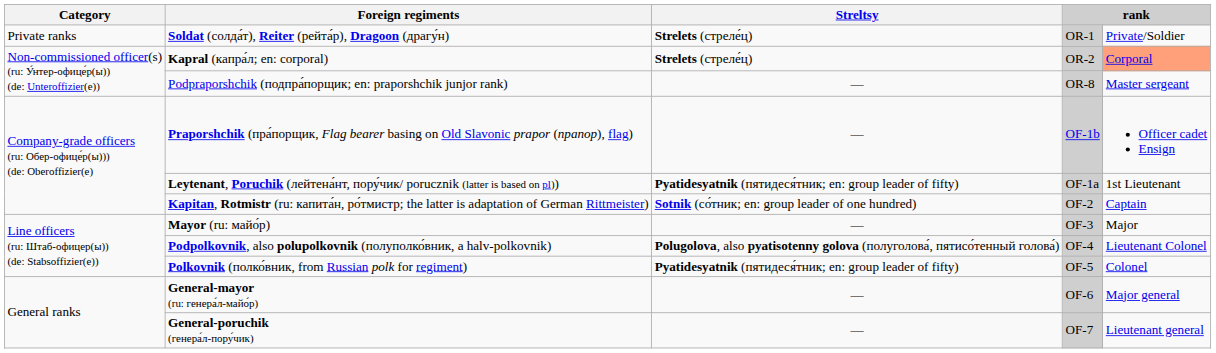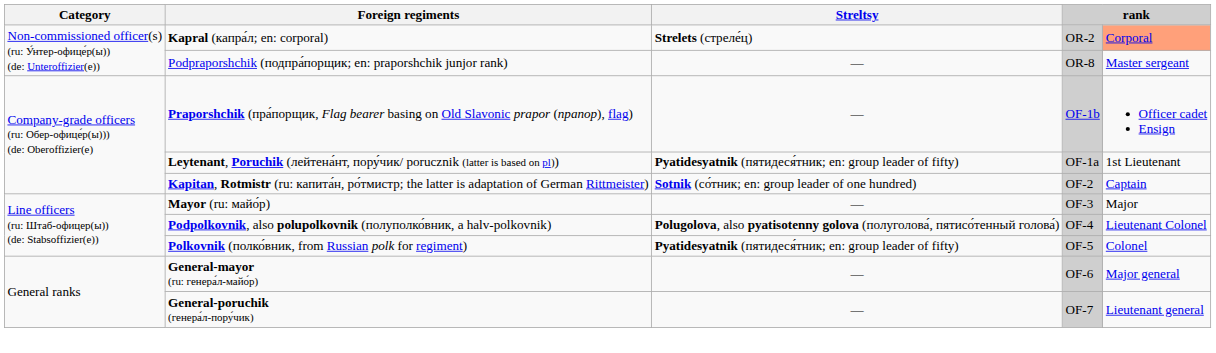- row: (309, 35)
